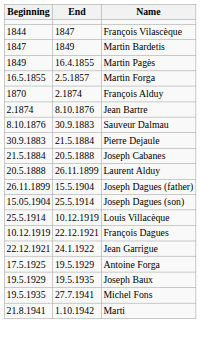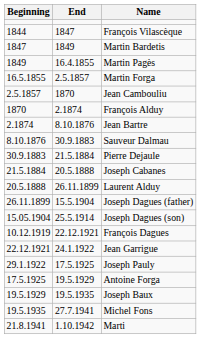+ row: (135, 94)
- row: (136, 217)
+ row: (129, 264)
